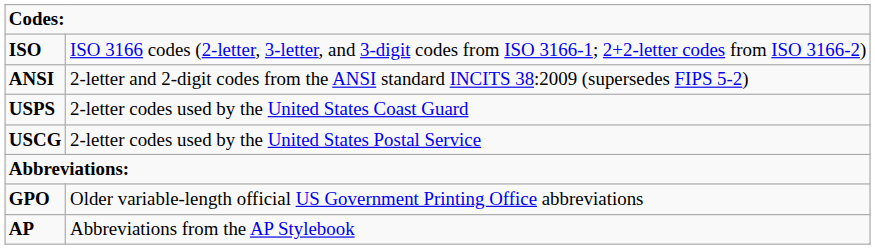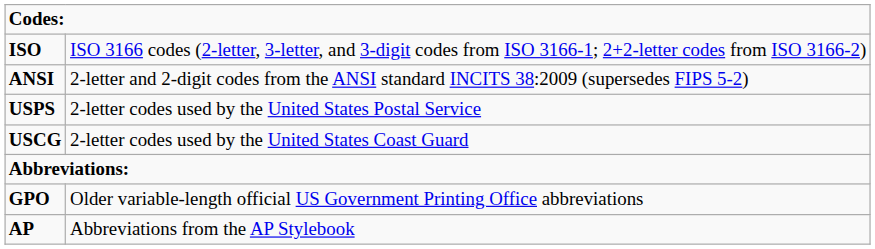(269, 109) 2-letter codes used by the United States Coast Guard -> (276, 109) 2-letter codes used by the United States Postal Service
(276, 139) 2-letter codes used by the United States Postal Service -> (269, 139) 2-letter codes used by the United States Coast Guard
